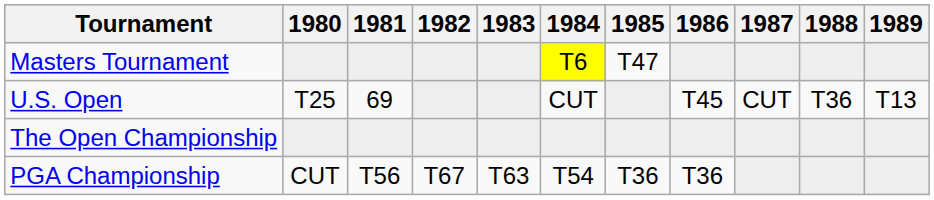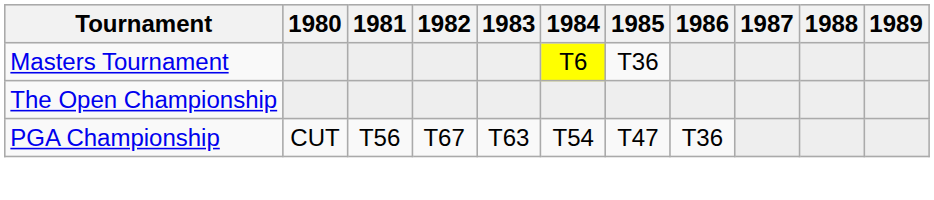(638, 62) T47 -> (638, 62) T36
- row: (66, 100)
(638, 176) T36 -> (638, 138) T47
